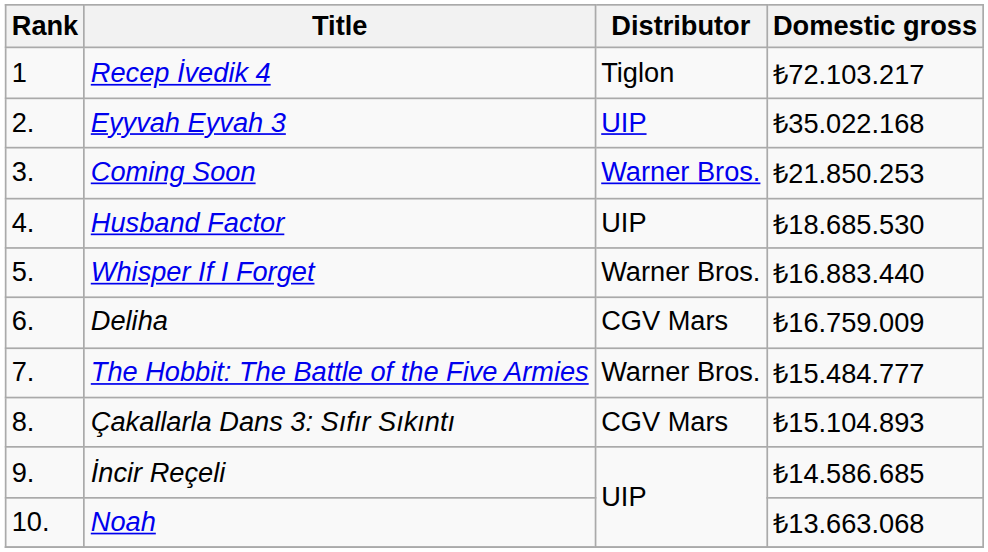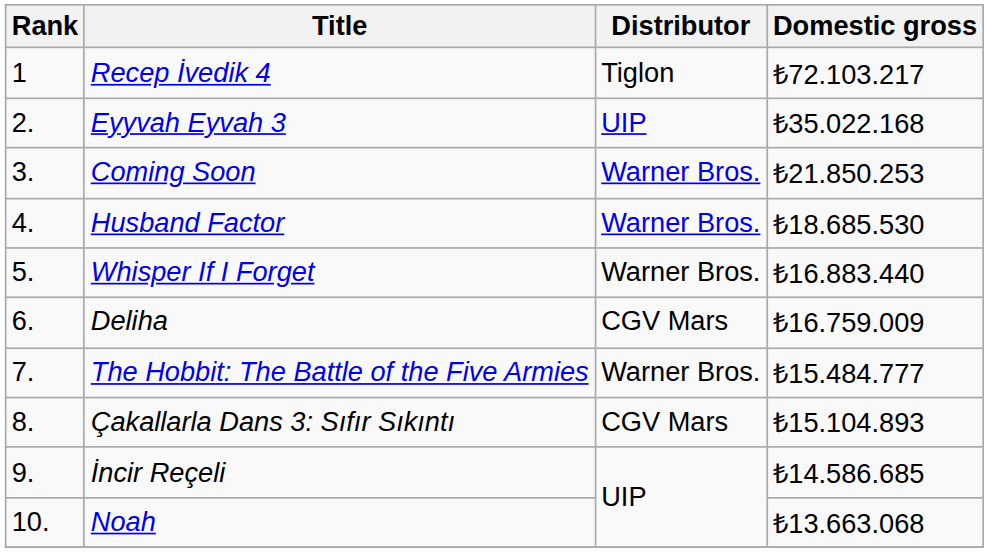(624, 222) UIP -> (681, 222) Warner Bros.
